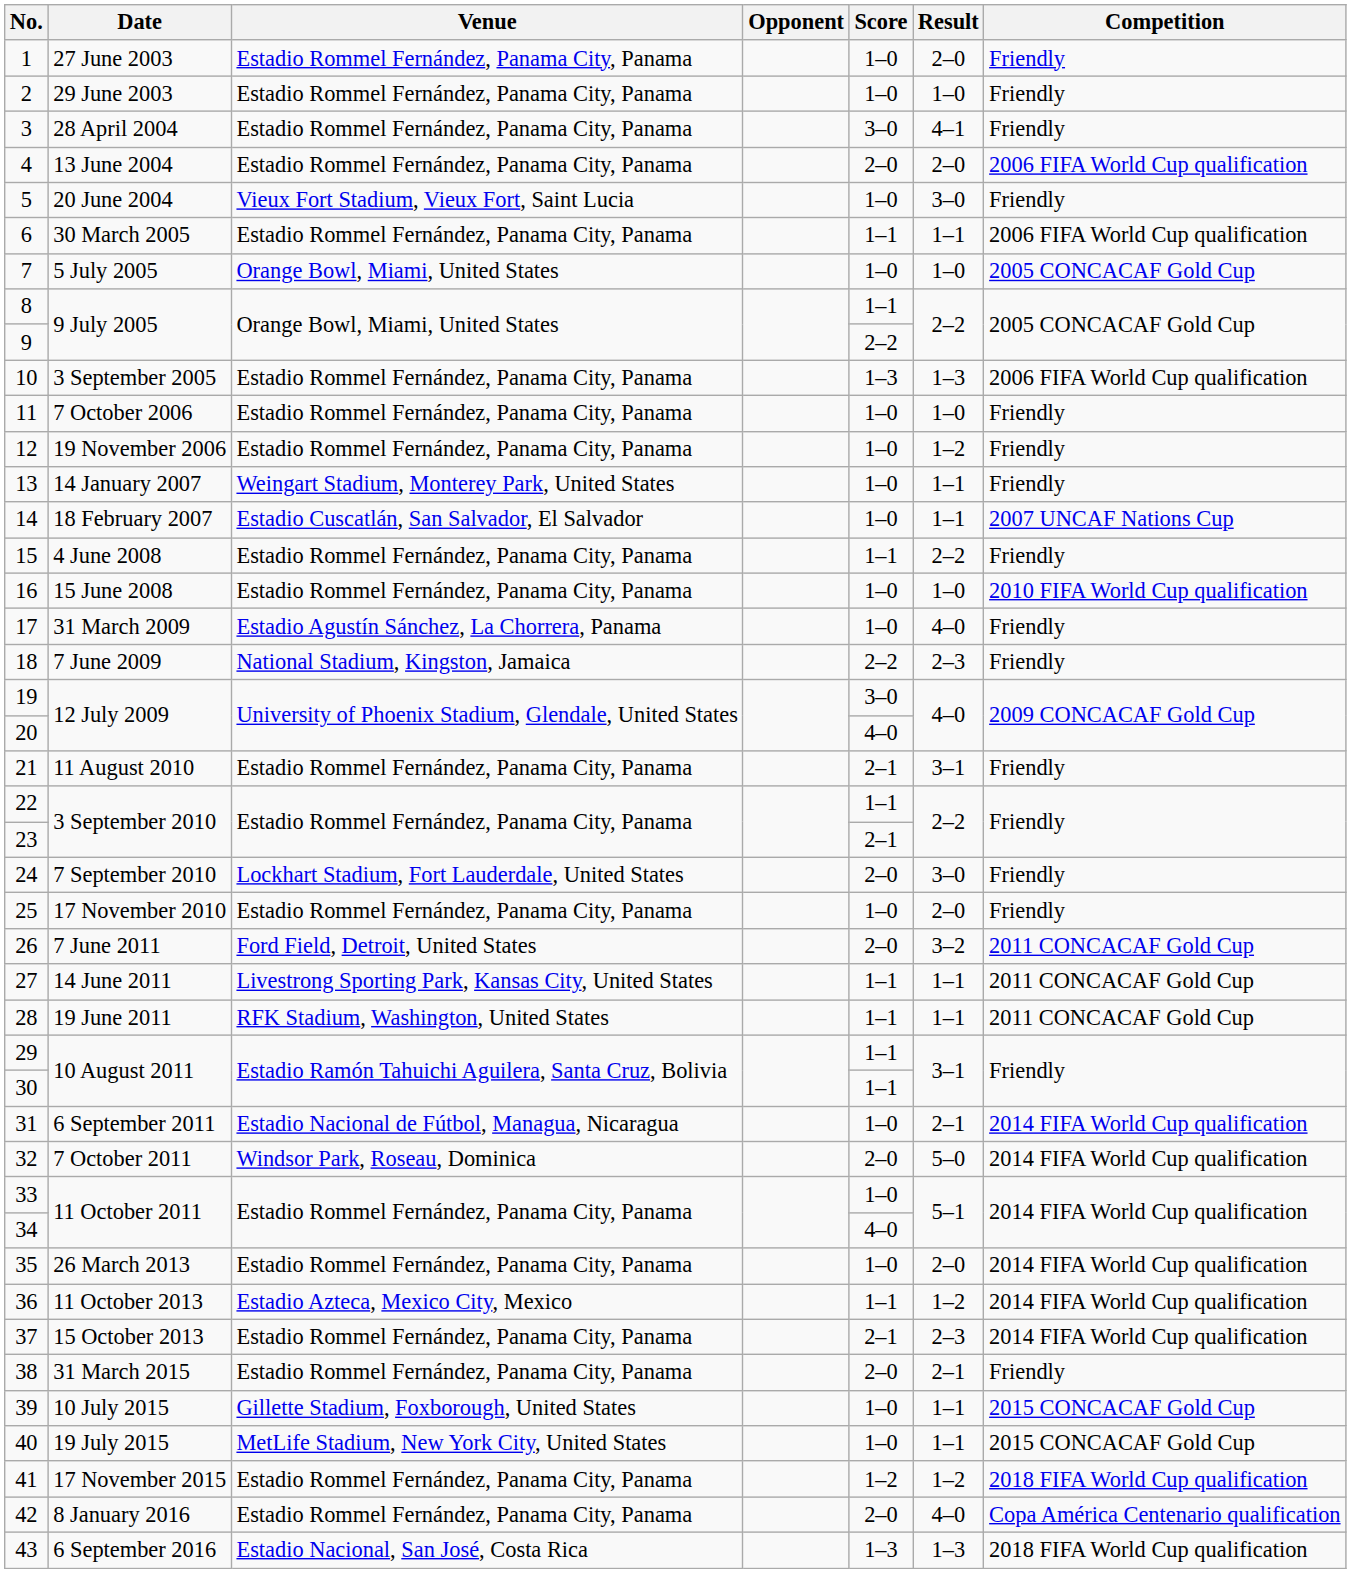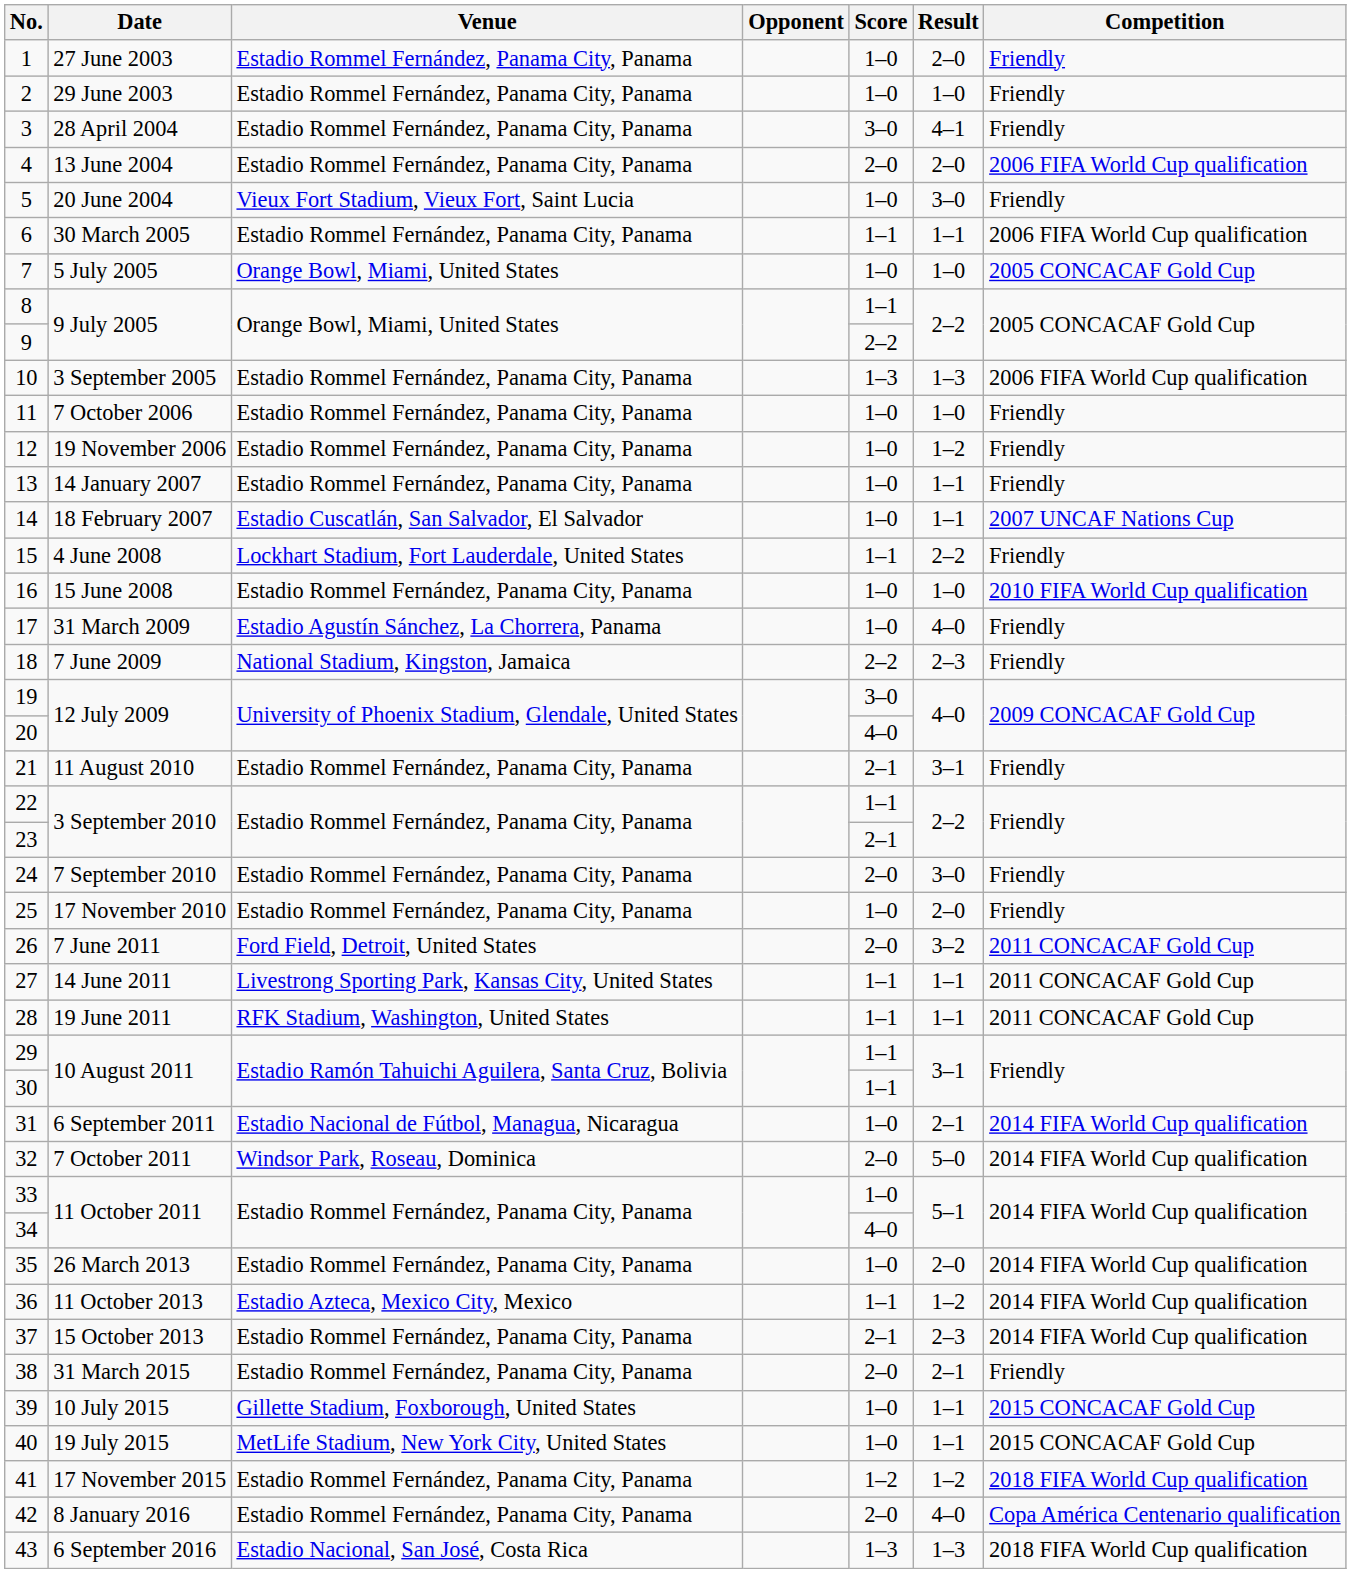(455, 484) Weingart Stadium, Monterey Park, United States -> (464, 484) Estadio Rommel Fernández, Panama City, Panama
(464, 555) Estadio Rommel Fernández, Panama City, Panama -> (460, 555) Lockhart Stadium, Fort Lauderdale, United States
(460, 874) Lockhart Stadium, Fort Lauderdale, United States -> (464, 874) Estadio Rommel Fernández, Panama City, Panama
